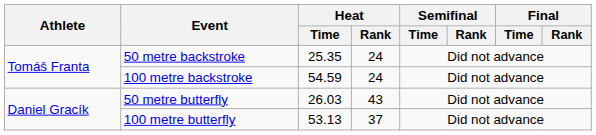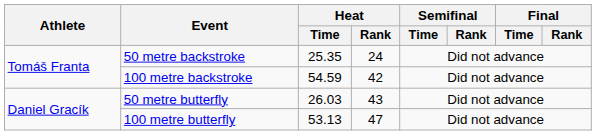(376, 78) 24 -> (376, 78) 42
(376, 120) 37 -> (376, 120) 47
